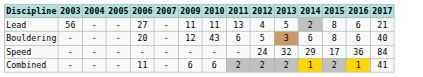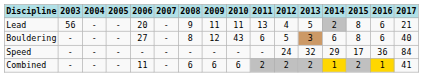+ column: (190, 11)
(142, 25) 27 -> (142, 25) 20
(142, 38) 20 -> (142, 38) 27
